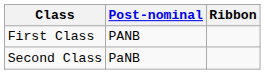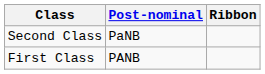rows swapped: (51, 37) <-> (55, 58)
